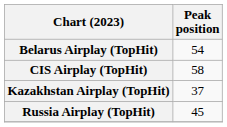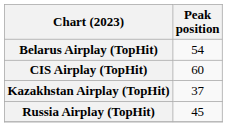(198, 70) 58 -> (198, 70) 60
